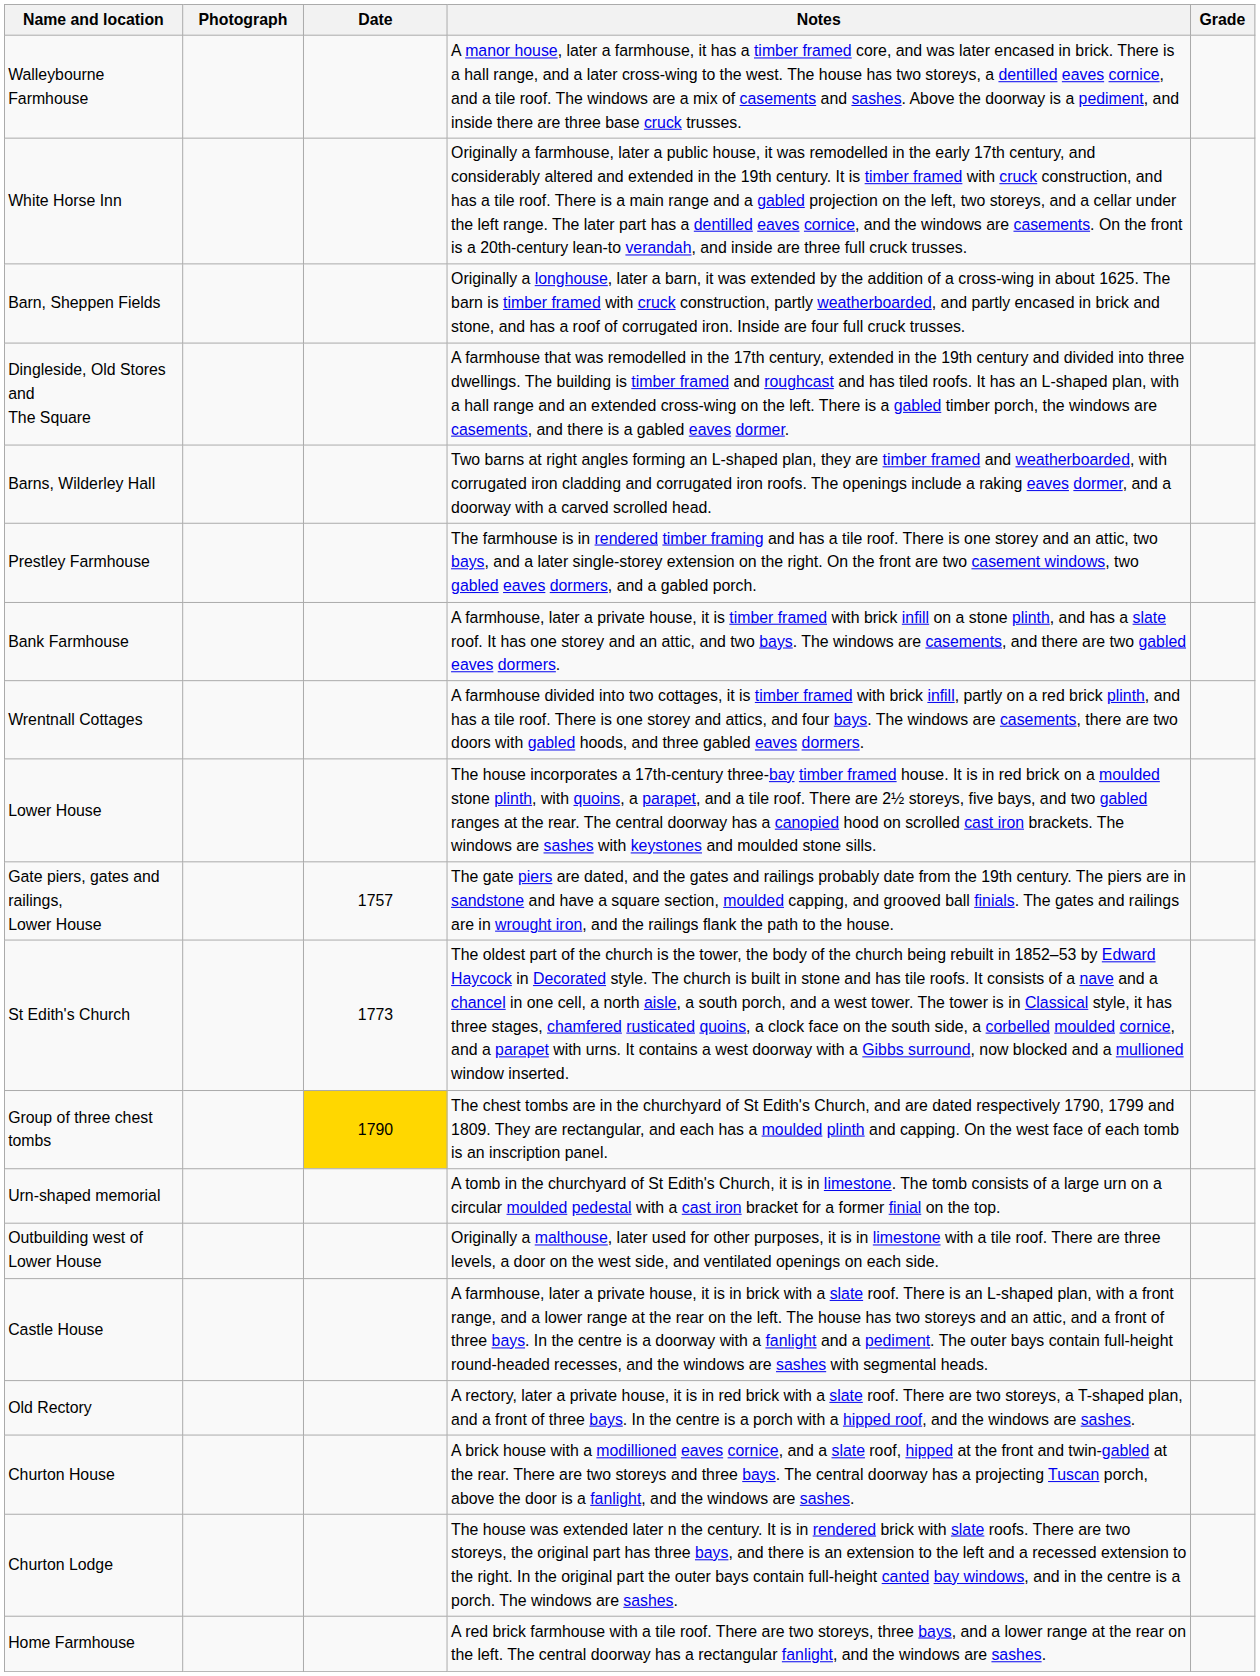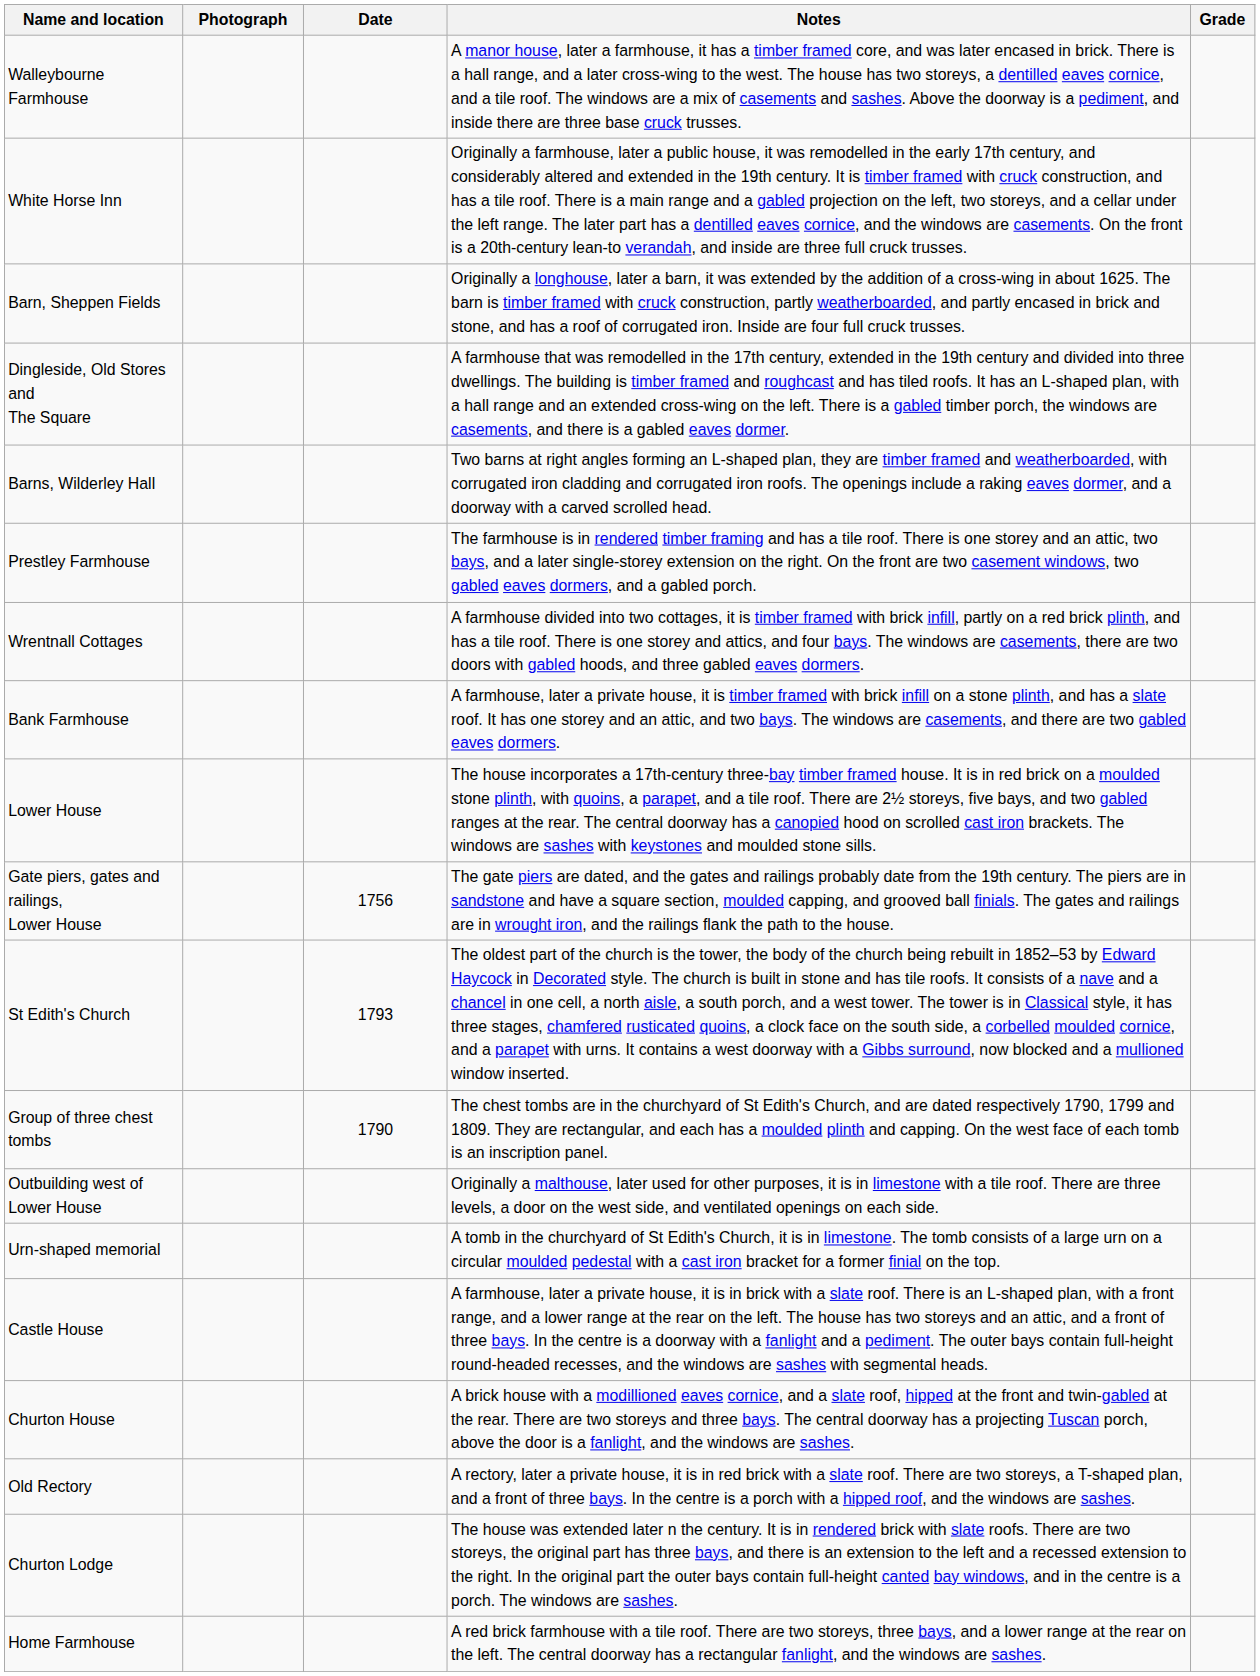rows swapped: (75, 719) <-> (68, 641)
(375, 900) 1757 -> (375, 900) 1756
(375, 1015) 1773 -> (375, 1015) 1793
(375, 1129) gold background -> (375, 1129) no background
rows swapped: (76, 1250) <-> (84, 1196)
rows swapped: (61, 1474) <-> (50, 1408)
